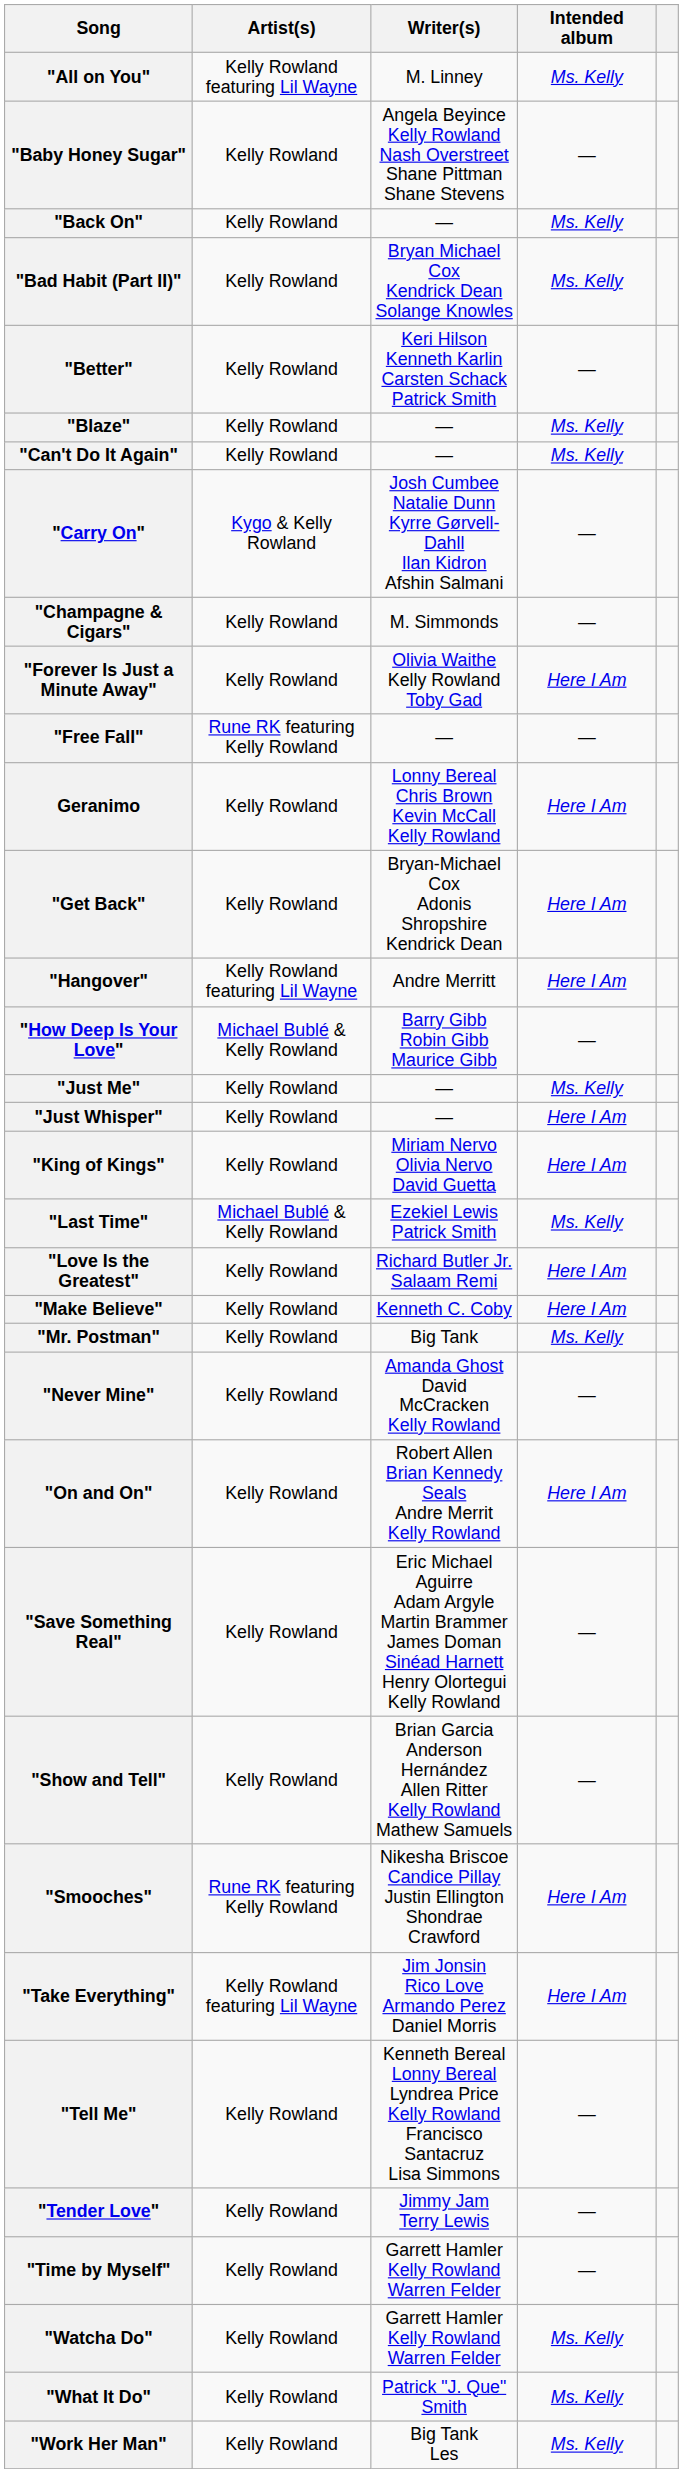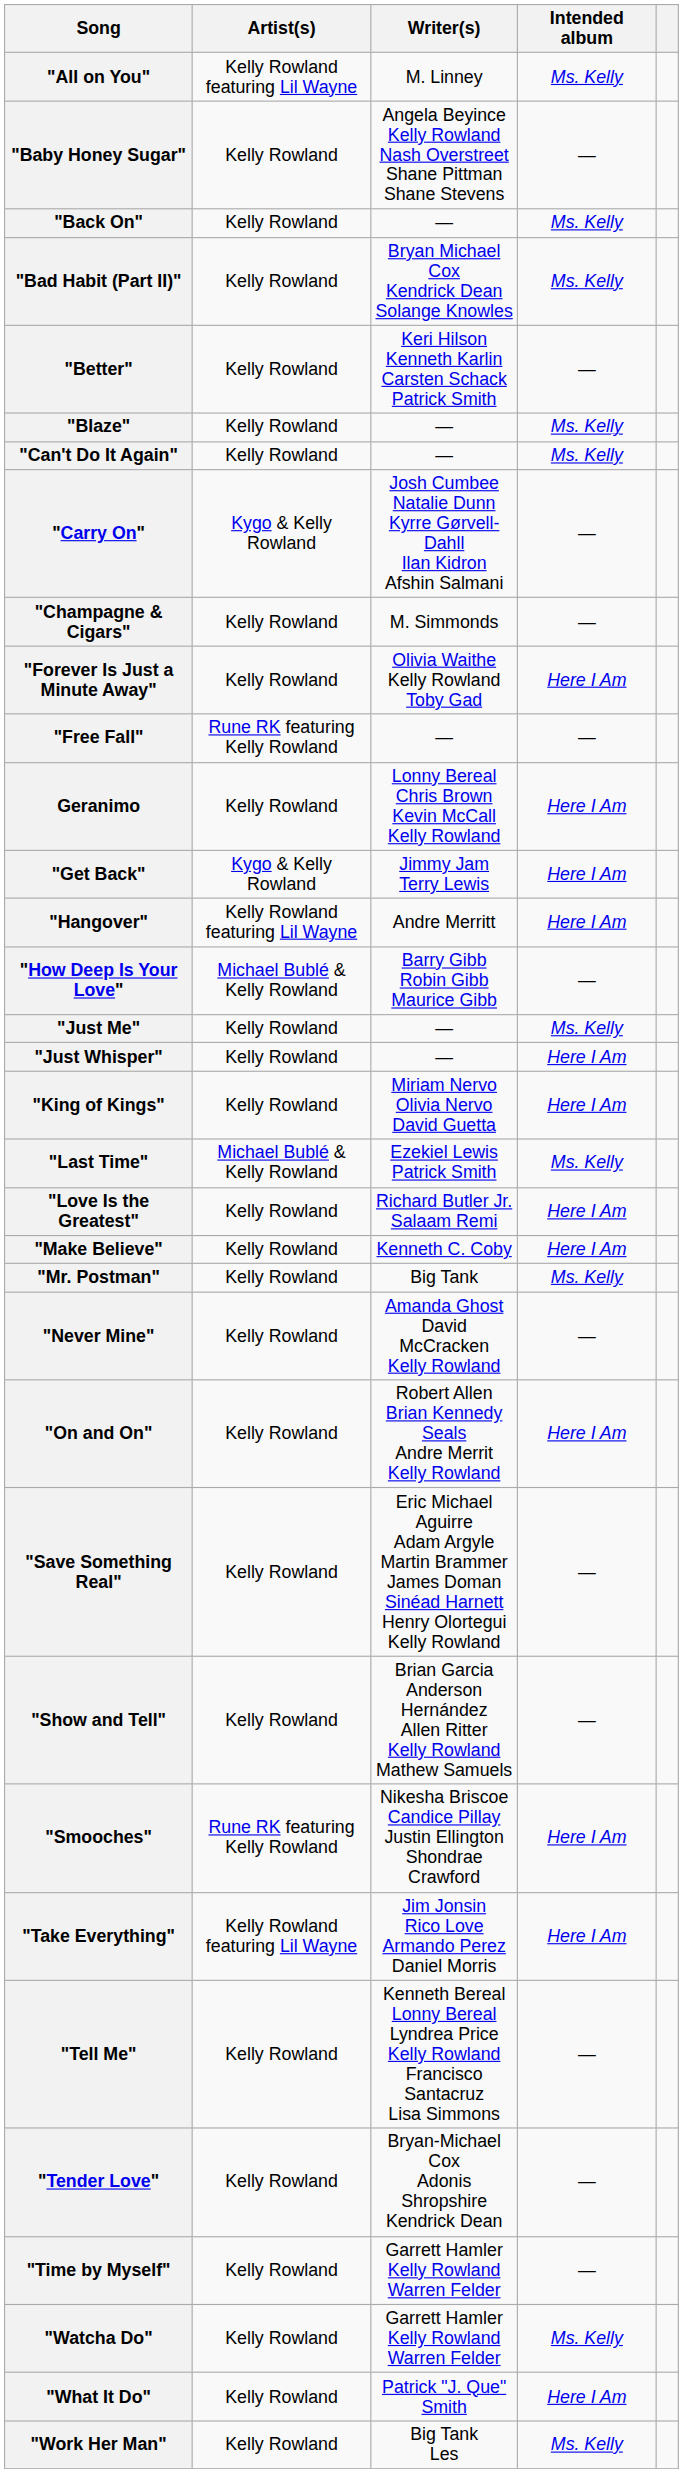(282, 904) Kelly Rowland -> (282, 874) Kygo & Kelly Rowland
(444, 904) Bryan-Michael Cox Adonis Shropshire Kendrick Dean -> (444, 874) Jimmy Jam Terry Lewis
(444, 2212) Jimmy Jam Terry Lewis -> (444, 2182) Bryan-Michael Cox Adonis Shropshire Kendrick Dean
(587, 2396) Ms. Kelly -> (587, 2396) Here I Am
